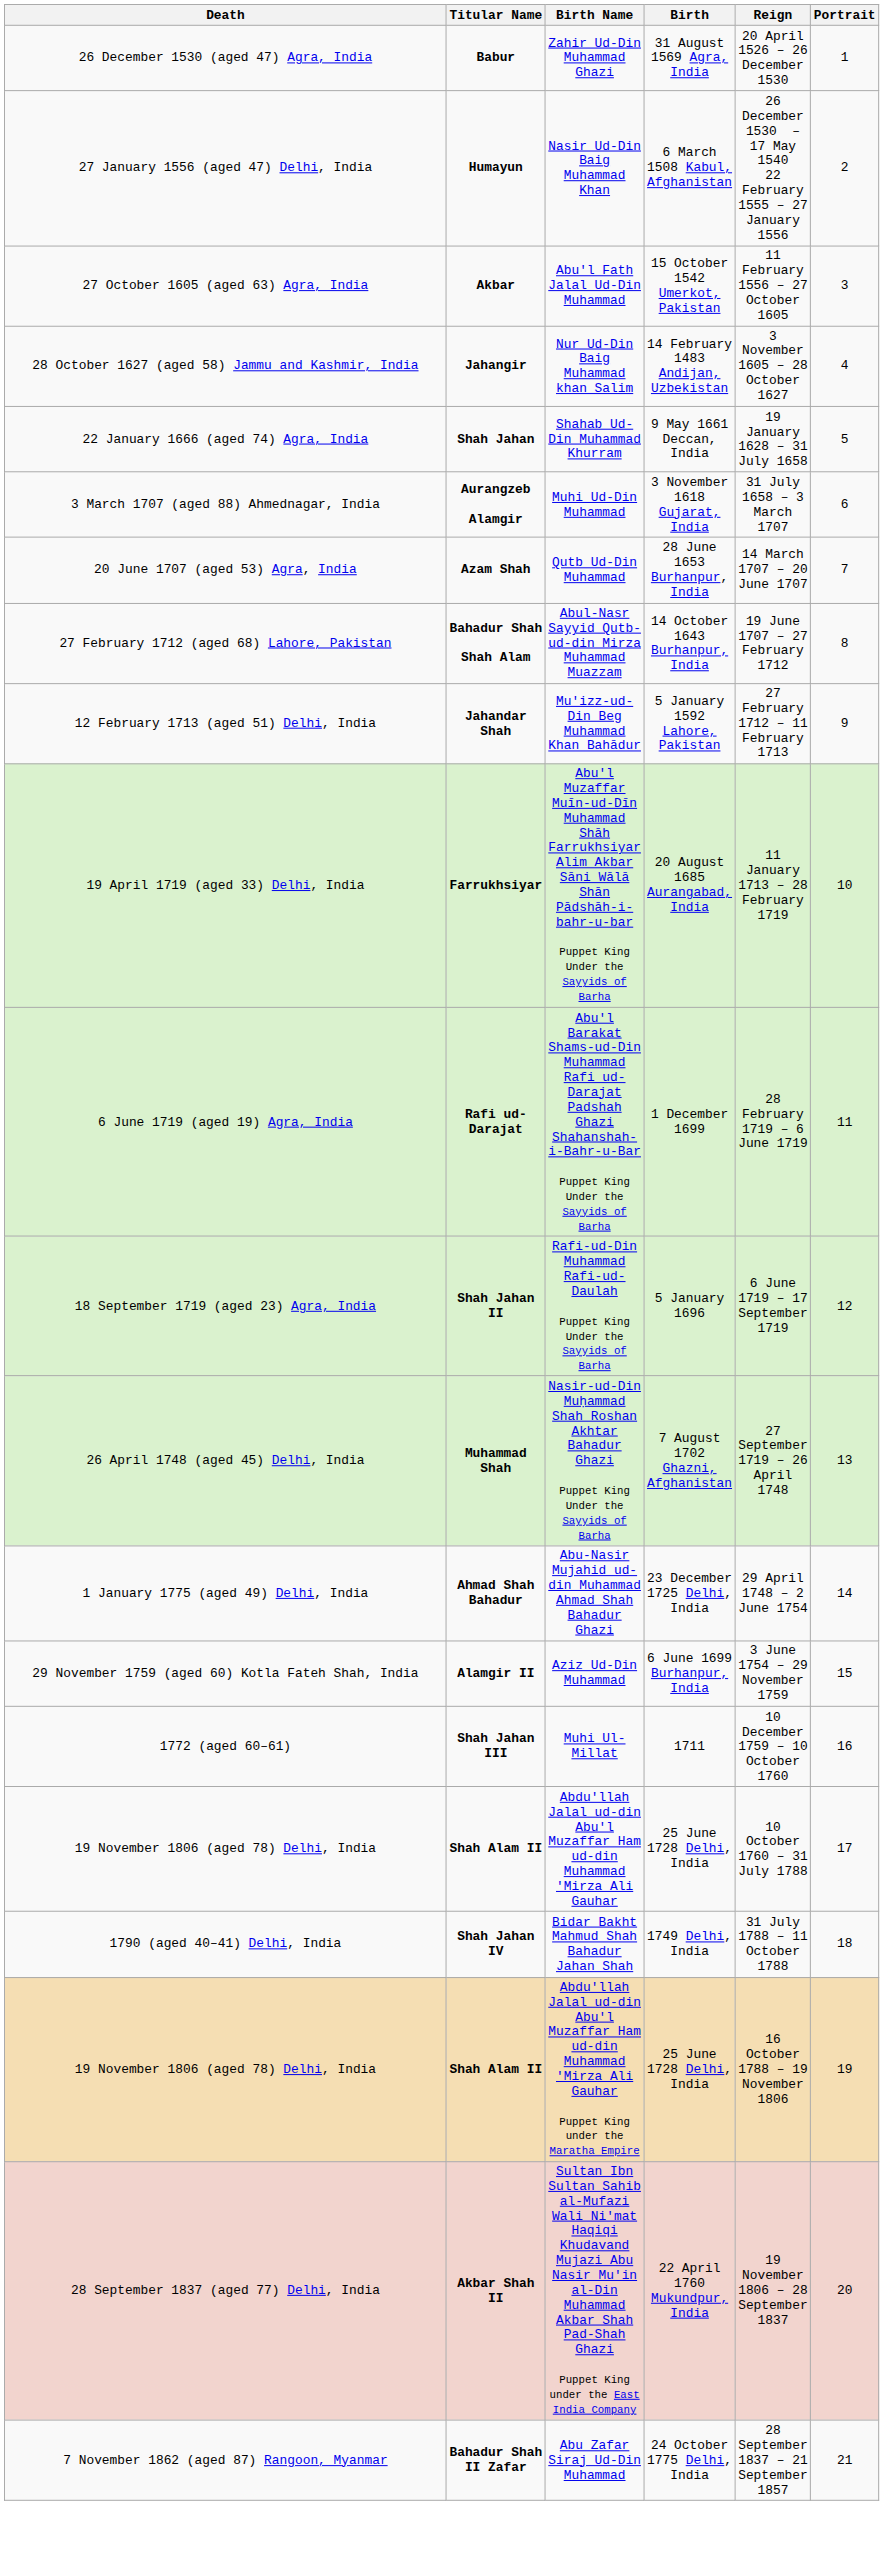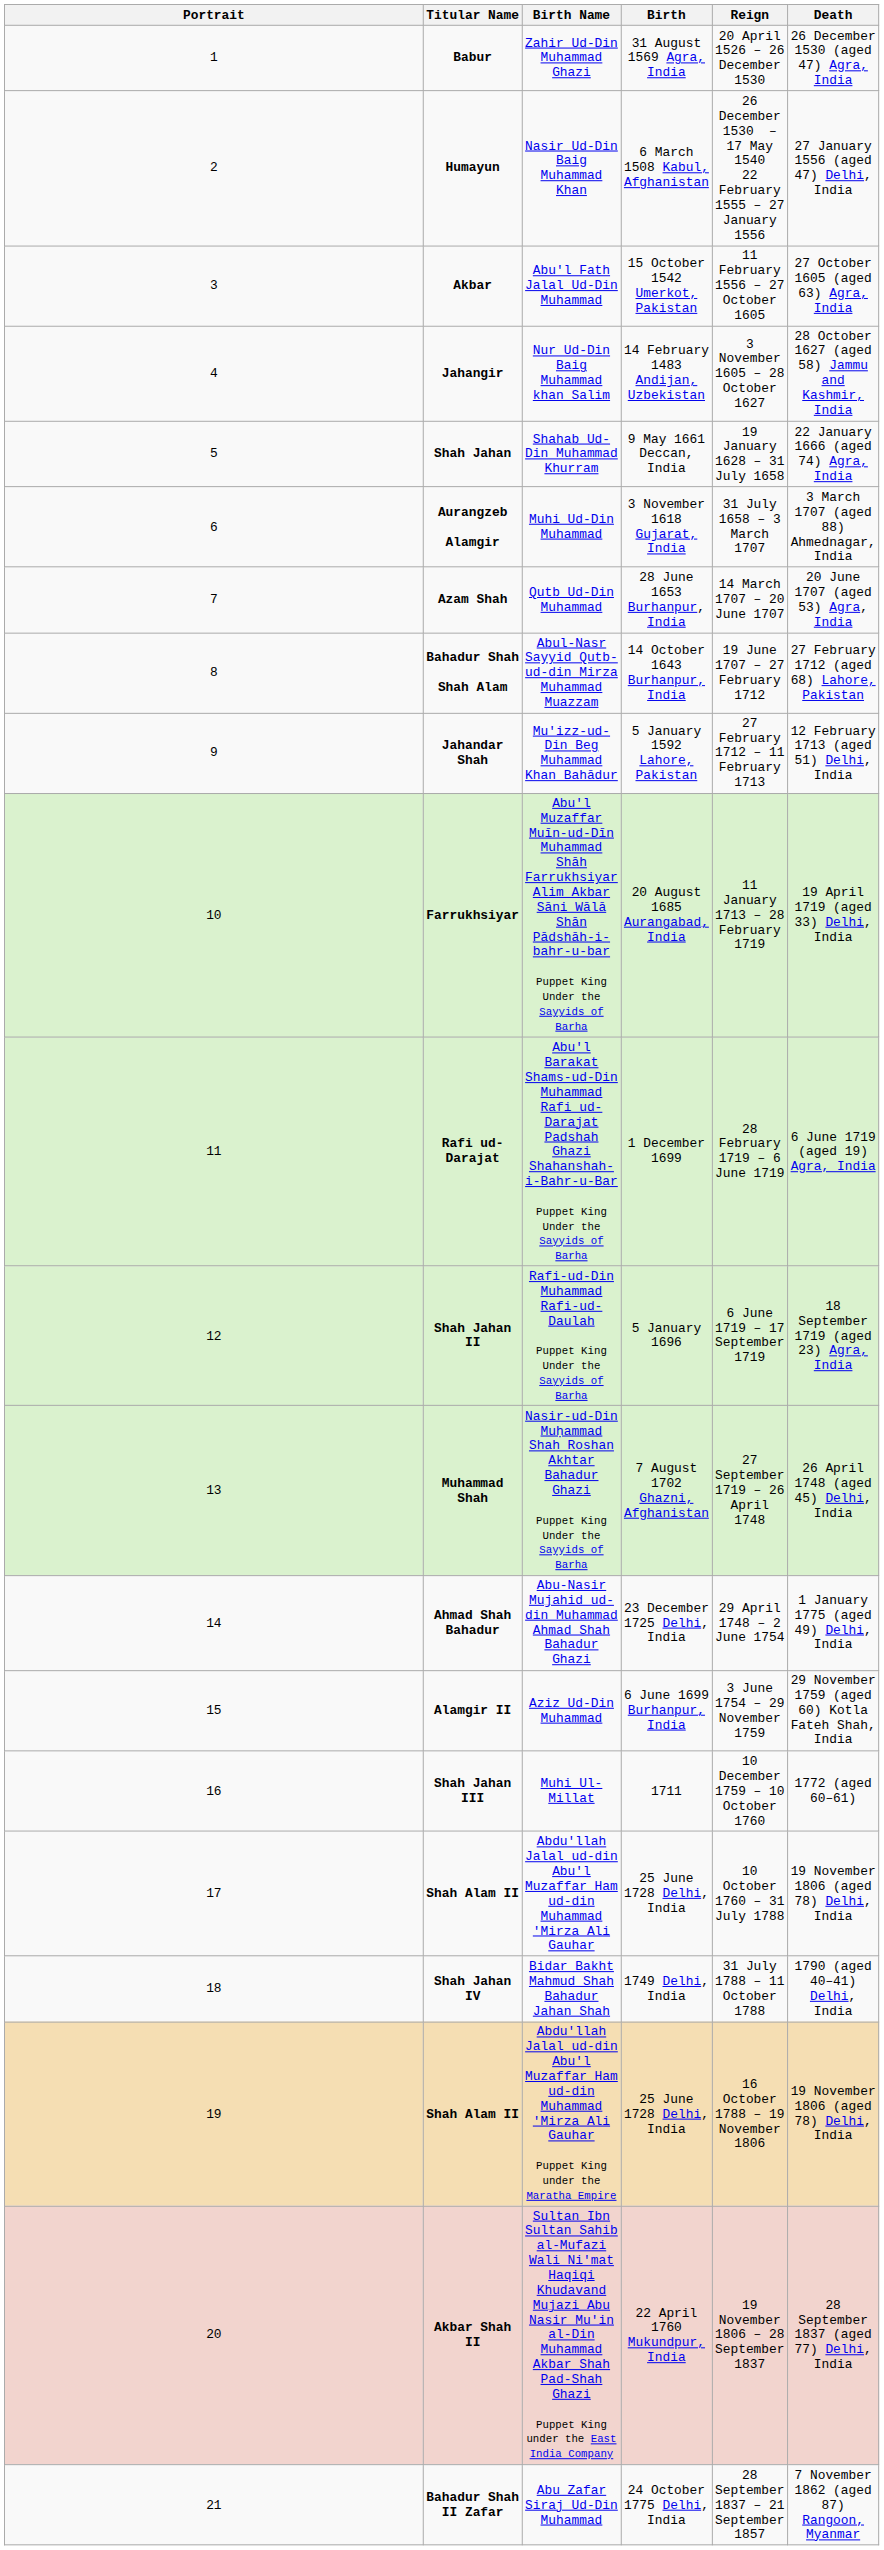columns swapped: (845, 15) <-> (225, 15)
